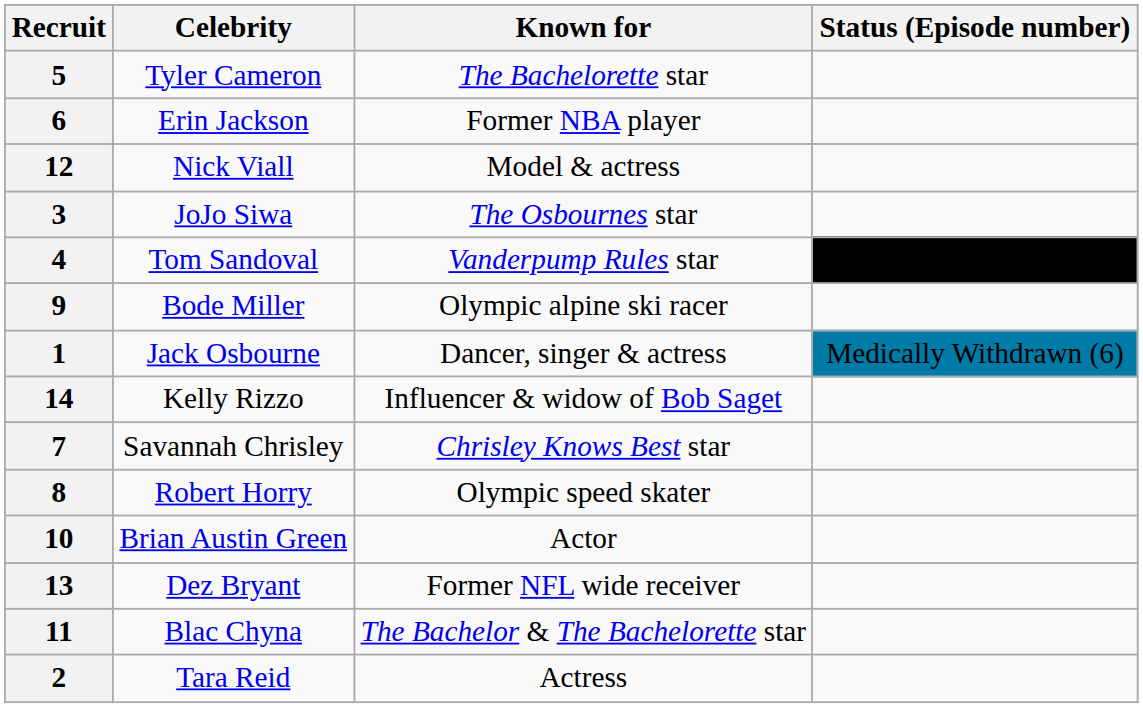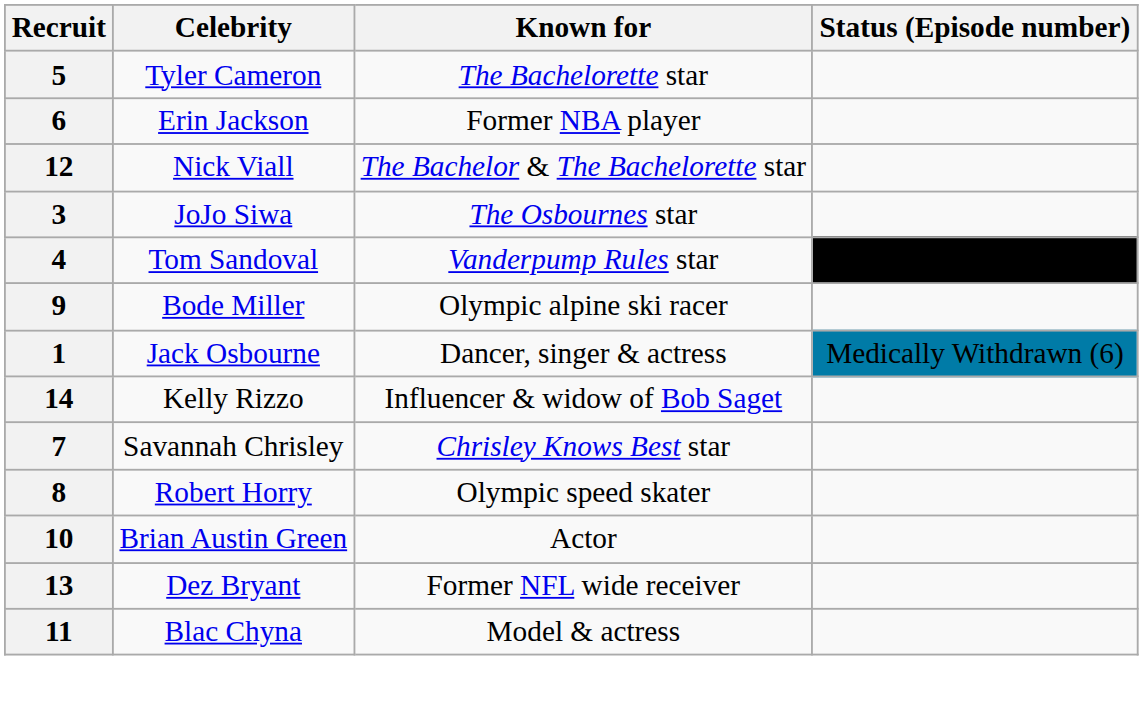(583, 167) Model & actress -> (583, 167) The Bachelor & The Bachelorette star
(583, 631) The Bachelor & The Bachelorette star -> (583, 631) Model & actress
- row: (59, 677)
